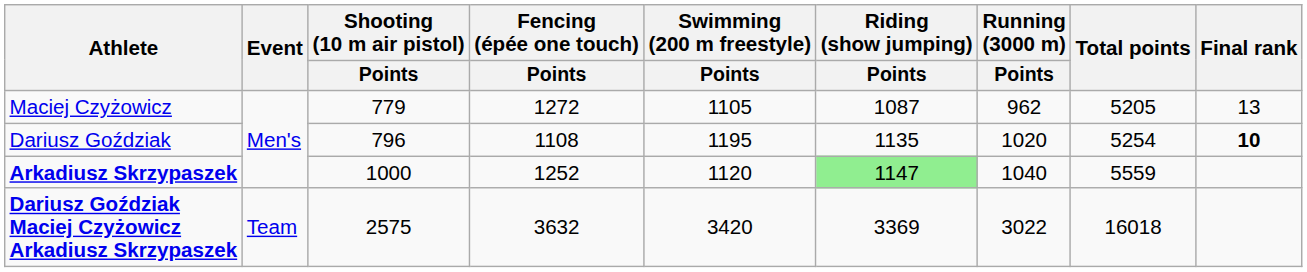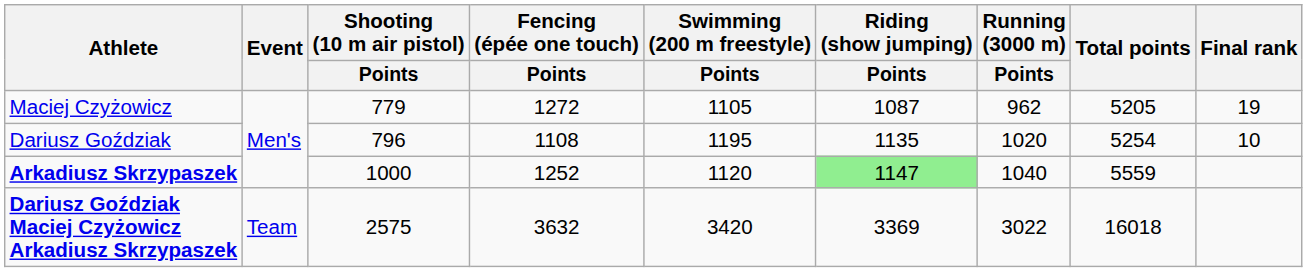(1249, 107) 13 -> (1249, 107) 19
(1249, 140) bold -> (1249, 140) normal
